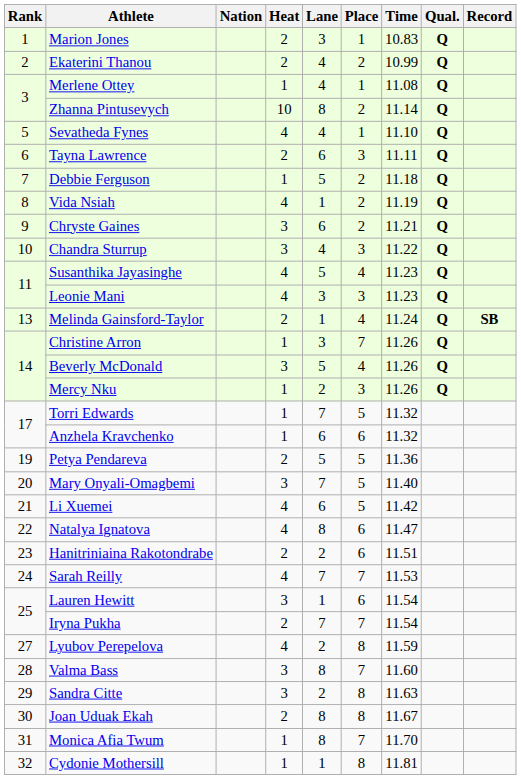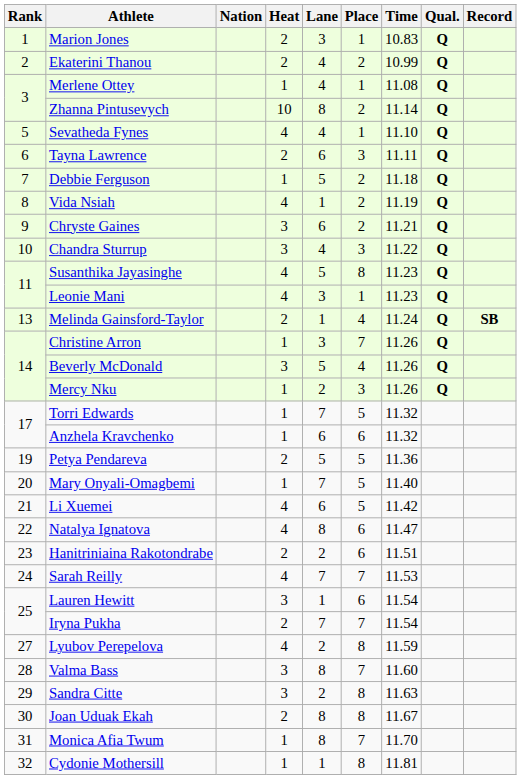(361, 272) 4 -> (361, 272) 8
(361, 296) 3 -> (361, 296) 1
(284, 483) 3 -> (284, 483) 1
